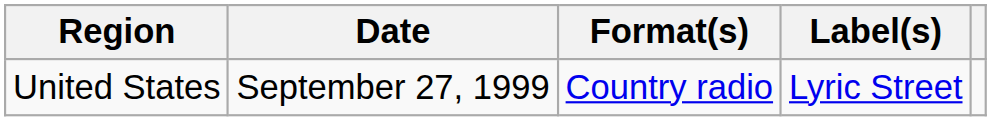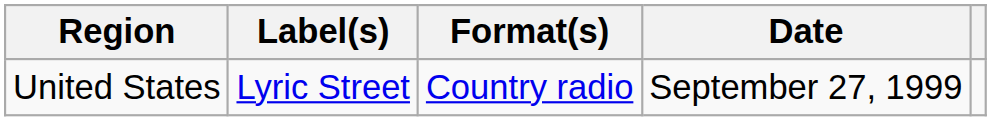columns swapped: (393, 31) <-> (876, 31)
